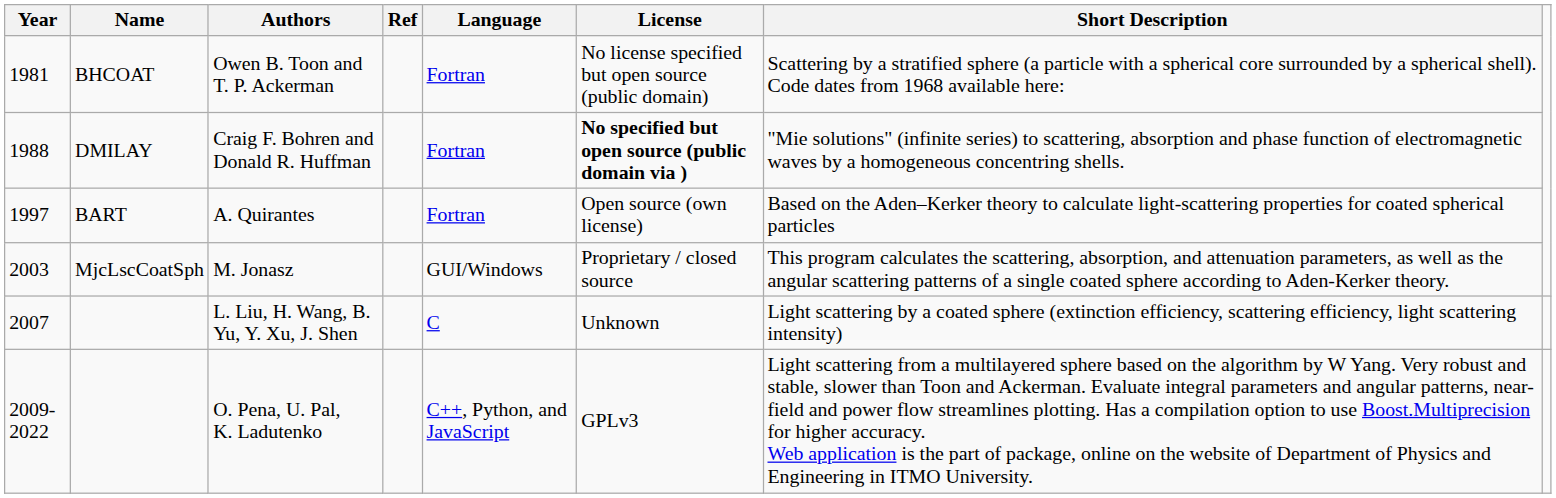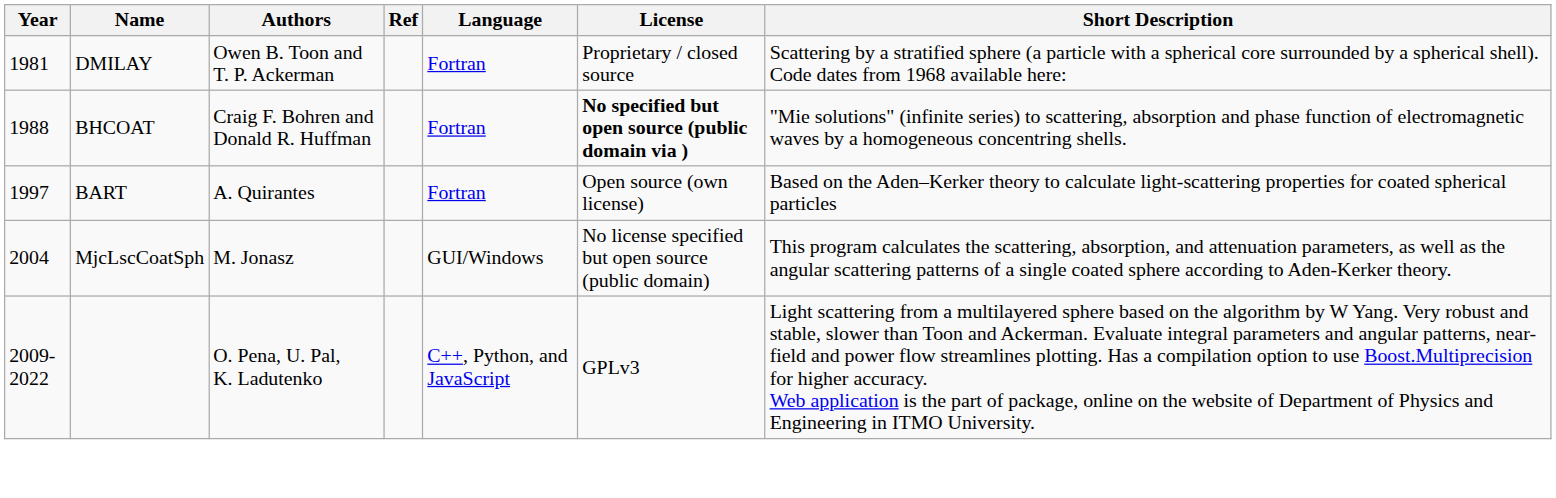(115, 74) BHCOAT -> (114, 62) DMILAY
(662, 74) No license specified but open source (public domain) -> (660, 62) Proprietary / closed source
(114, 150) DMILAY -> (115, 127) BHCOAT
(29, 268) 2003 -> (29, 257) 2004
(659, 268) Proprietary / closed source -> (663, 257) No license specified but open source (public domain)
- row: (292, 322)
